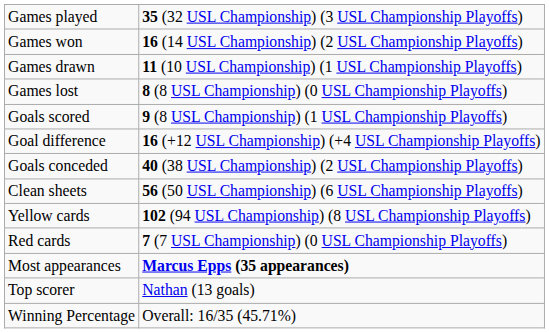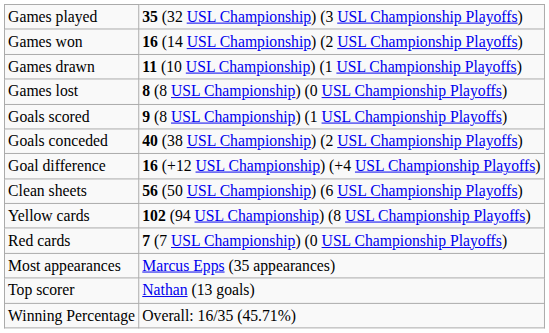rows swapped: (58, 166) <-> (57, 141)
(246, 265) bold -> (239, 265) normal
